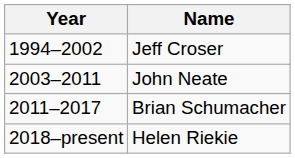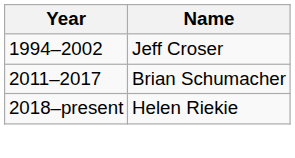- row: (180, 78)
